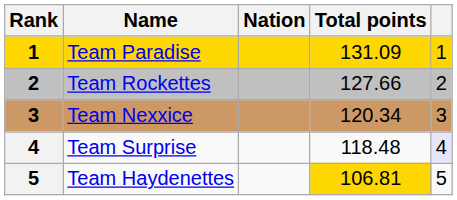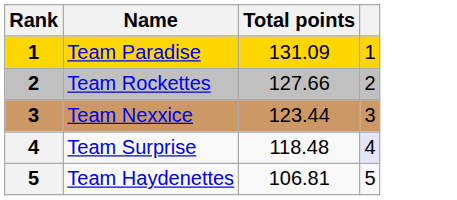- column: (274, 20)
(371, 115) 120.34 -> (299, 115) 123.44
(371, 178) gold background -> (299, 178) no background
